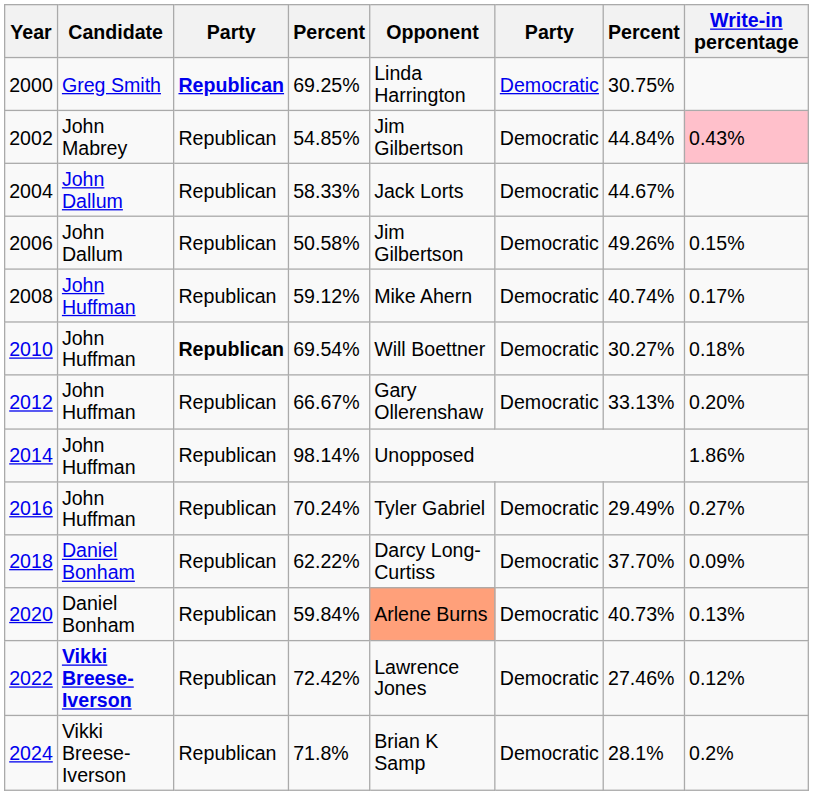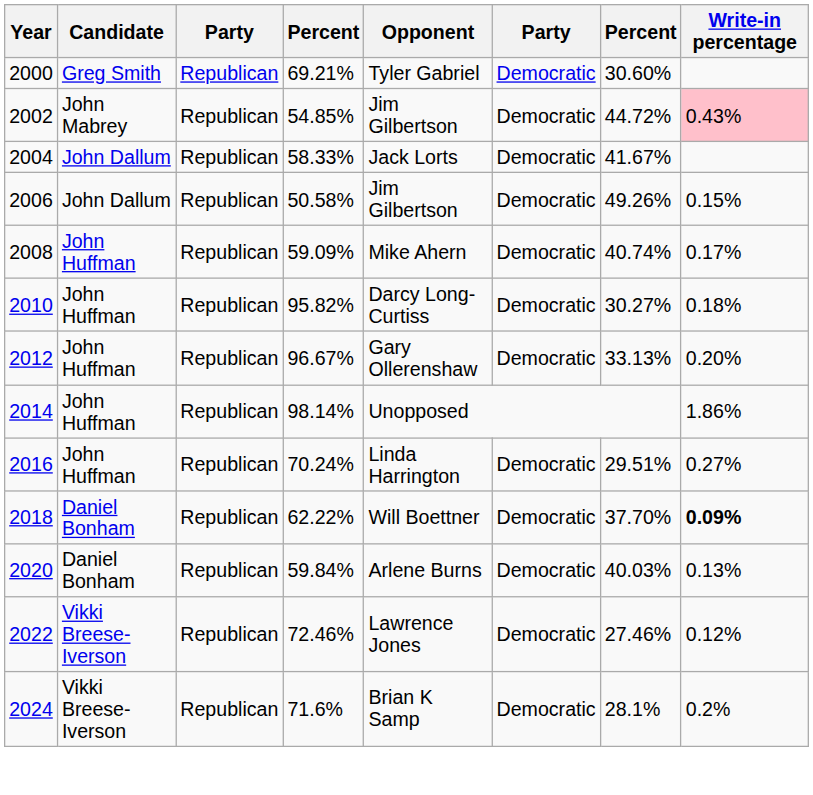(231, 84) bold -> (229, 73) normal
(326, 84) 69.25% -> (321, 73) 69.21%
(420, 84) Linda Harrington -> (424, 73) Tyler Gabriel
(641, 84) 30.75% -> (638, 73) 30.60%
(641, 137) 44.84% -> (638, 115) 44.72%
(641, 190) 44.67% -> (638, 157) 41.67%
(326, 296) 59.12% -> (321, 252) 59.09%
(231, 349) bold -> (229, 305) normal
(326, 349) 69.54% -> (321, 305) 95.82%
(430, 349) Will Boettner -> (422, 305) Darcy Long-Curtiss
(326, 402) 66.67% -> (321, 358) 96.67%
(430, 508) Tyler Gabriel -> (414, 464) Linda Harrington
(641, 508) 29.49% -> (638, 464) 29.51%
(428, 561) Darcy Long-Curtiss -> (424, 517) Will Boettner
(717, 561) normal -> (714, 517) bold
(431, 614) lightsalmon background -> (425, 570) no background
(641, 614) 40.73% -> (638, 570) 40.03%
(98, 678) bold -> (96, 634) normal
(326, 678) 72.42% -> (321, 634) 72.46%
(321, 753) 71.8% -> (315, 709) 71.6%
